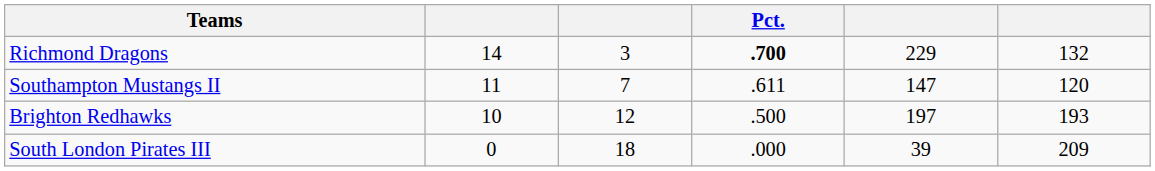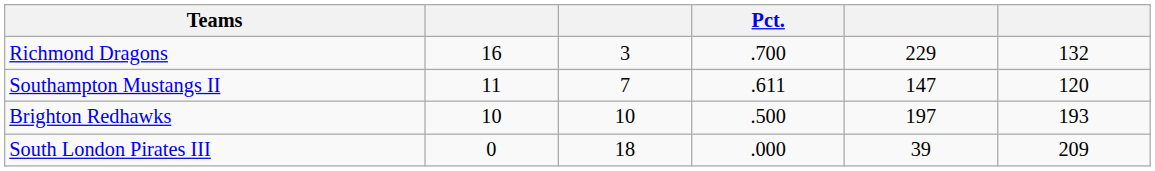(491, 52) 14 -> (491, 52) 16
(768, 52) bold -> (768, 52) normal
(625, 117) 12 -> (625, 117) 10
